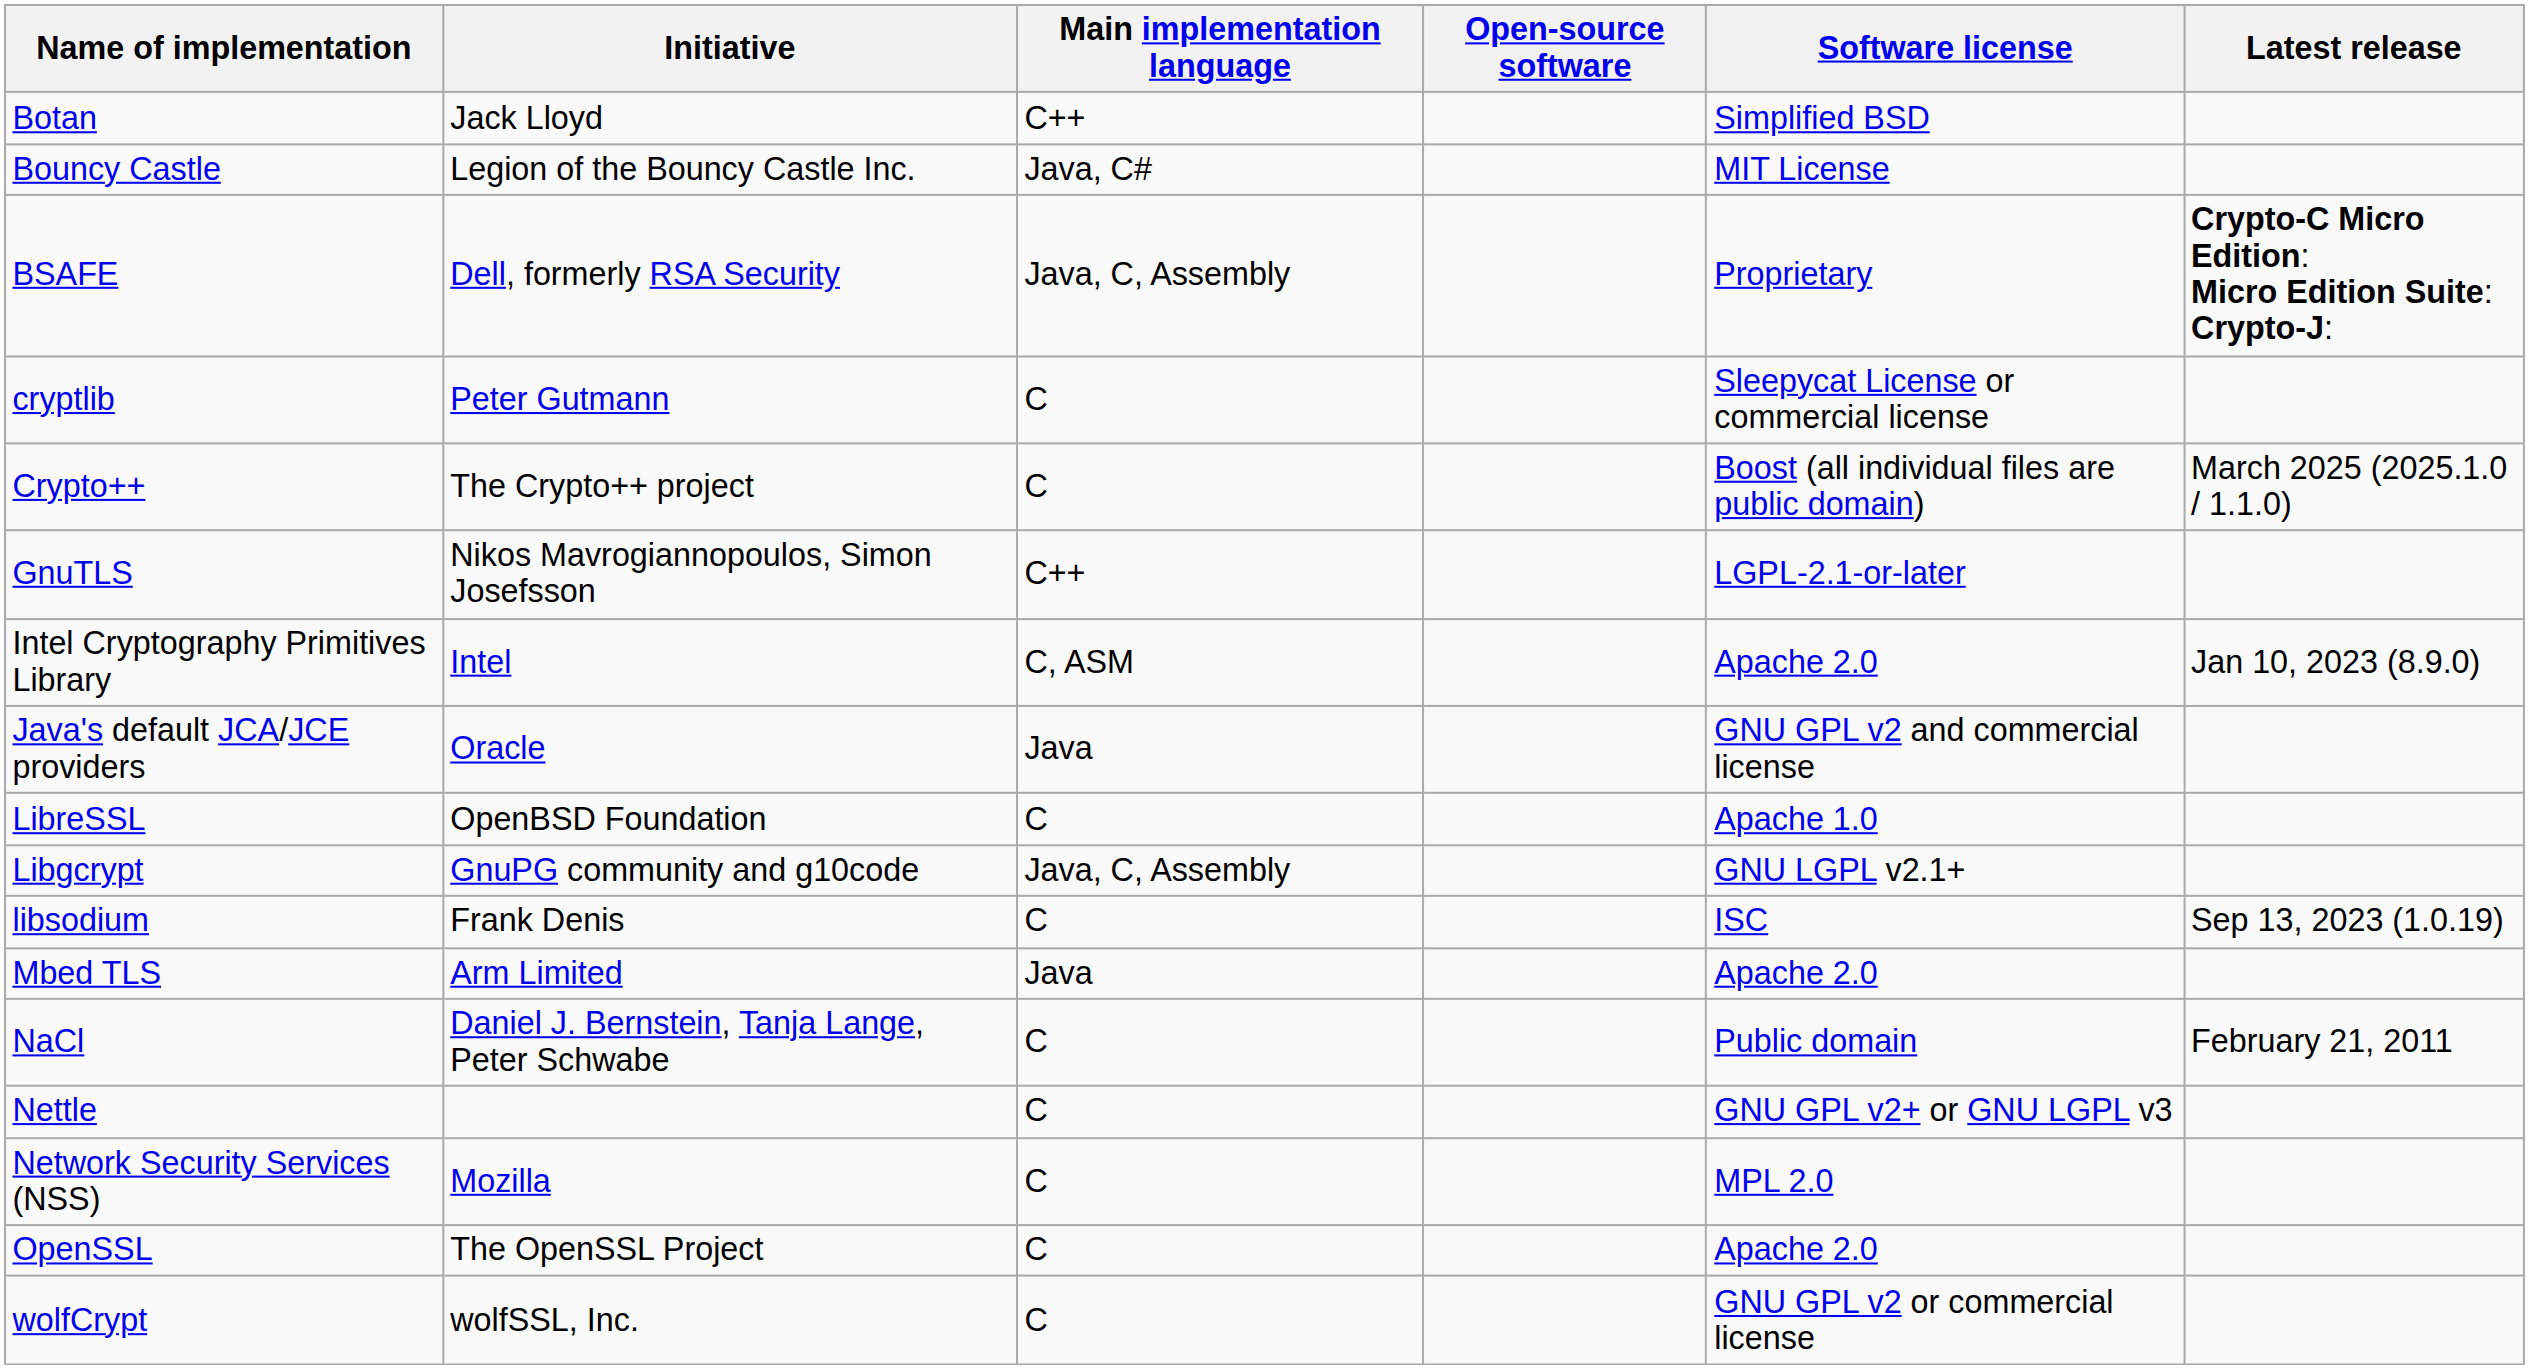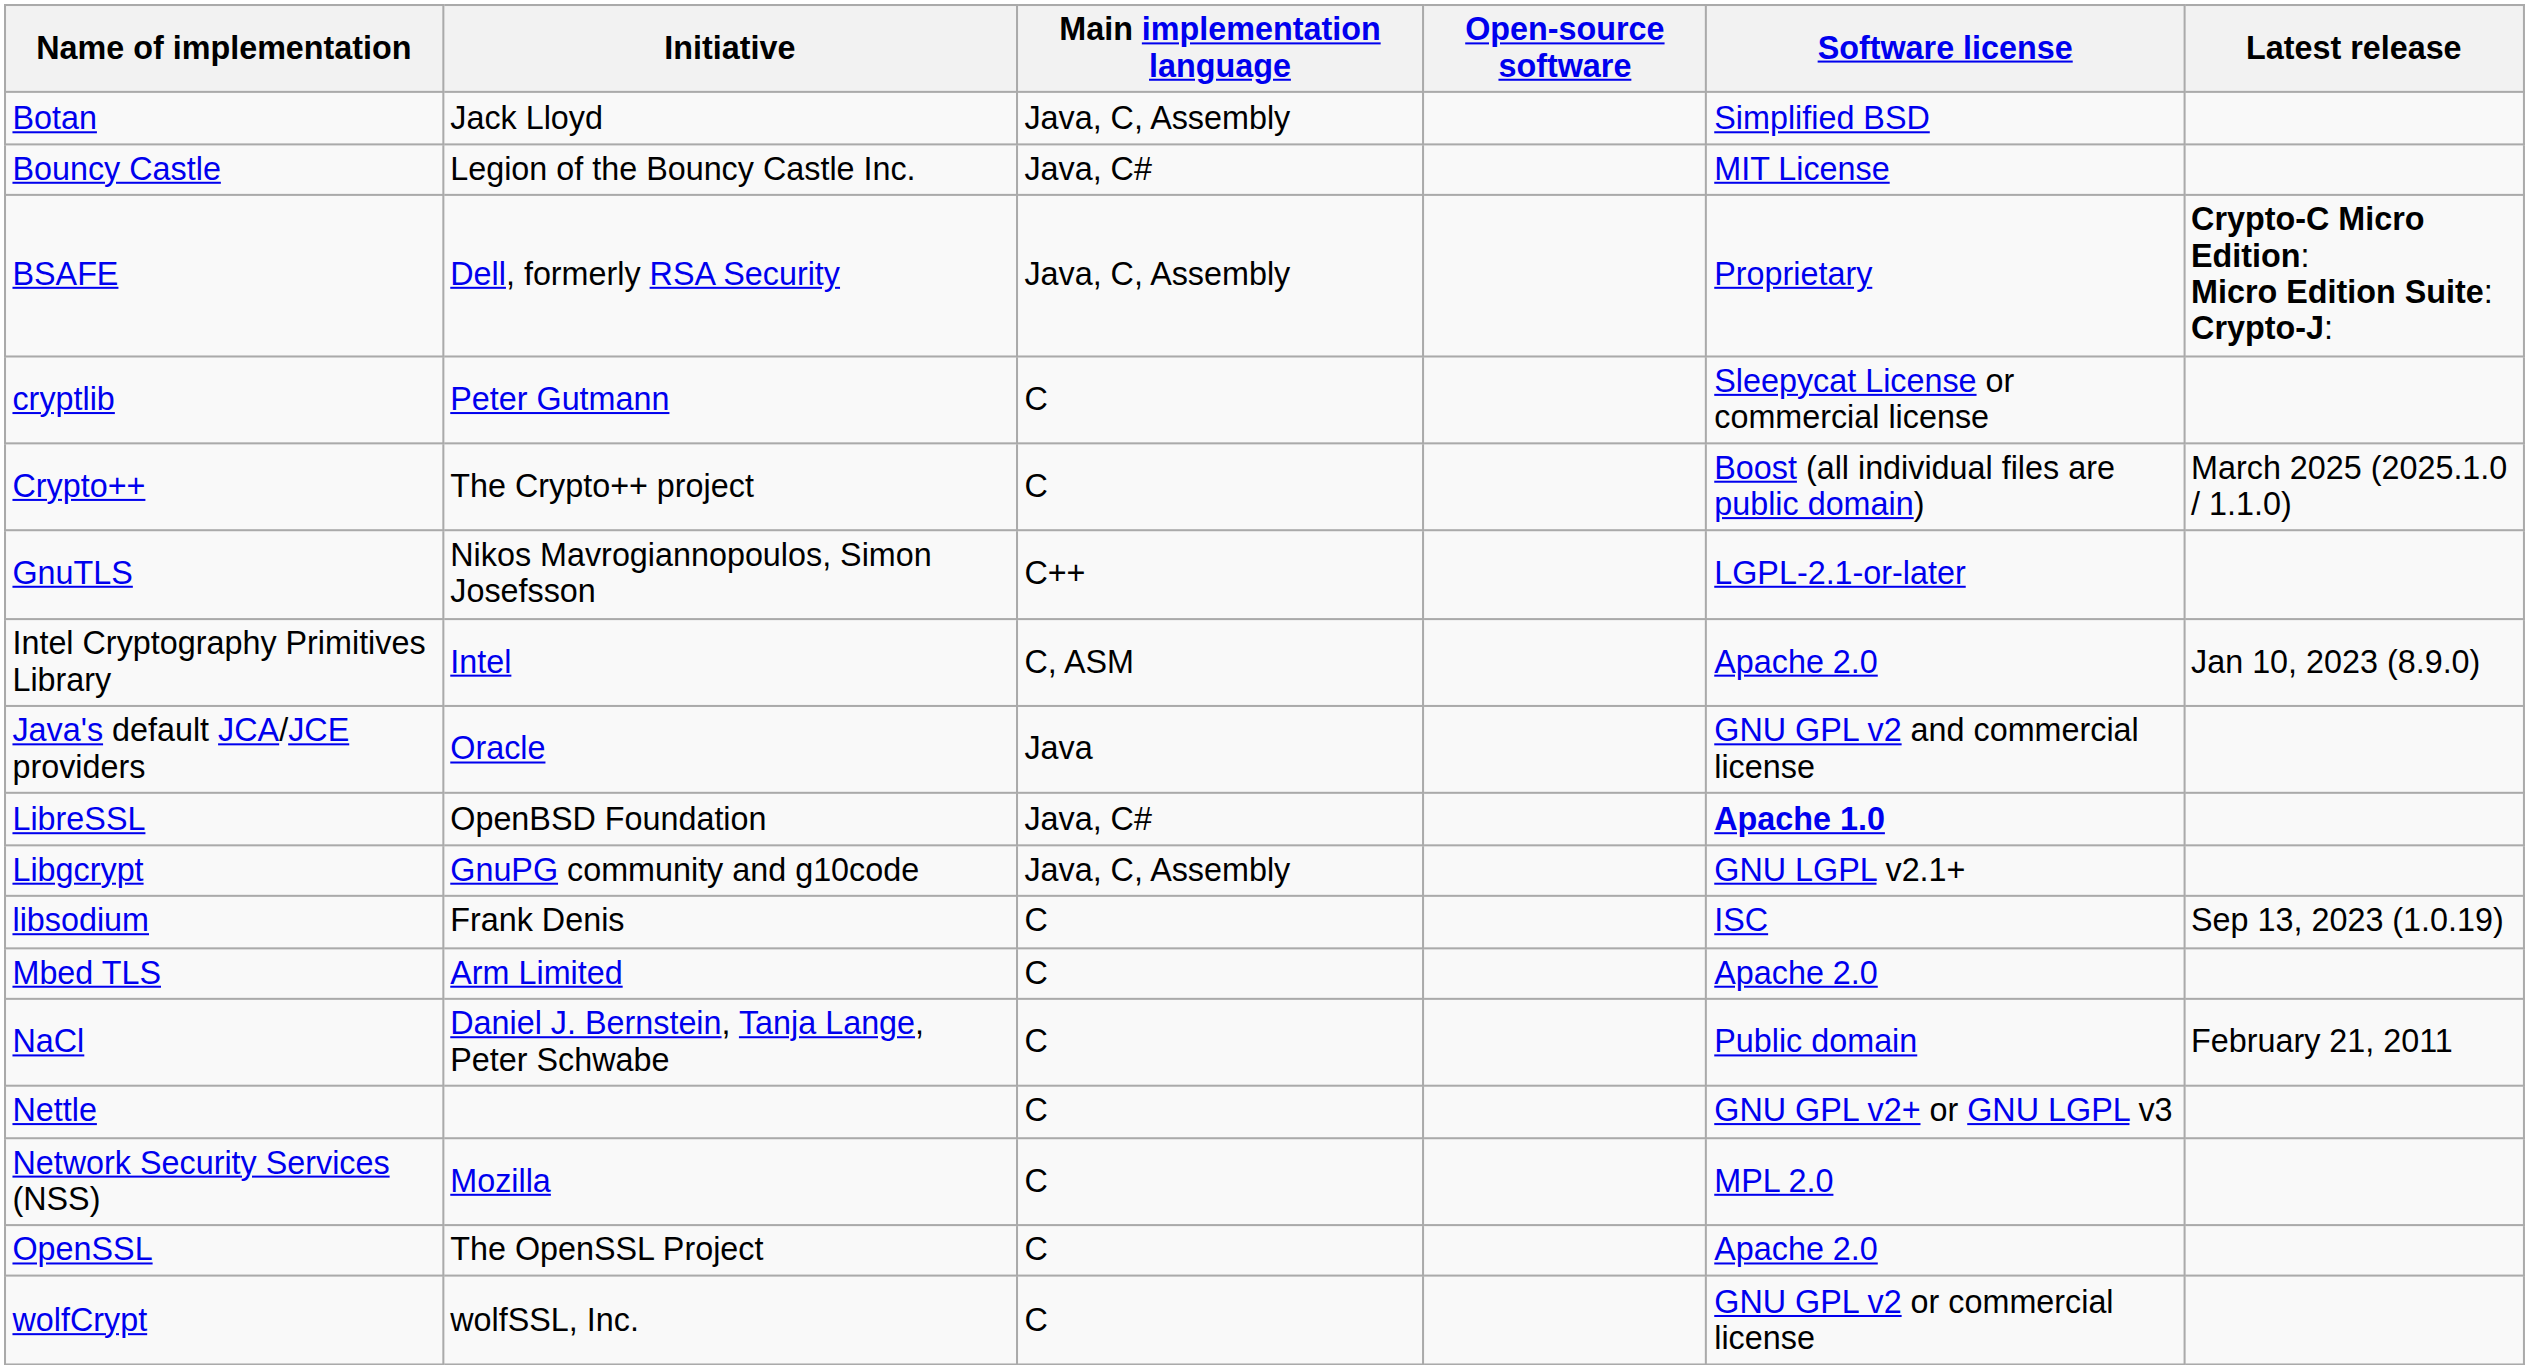(1055, 117) C++ -> (1157, 117) Java, C, Assembly
(1036, 818) C -> (1088, 818) Java, C#
(1796, 818) normal -> (1800, 818) bold
(1059, 972) Java -> (1036, 972) C
